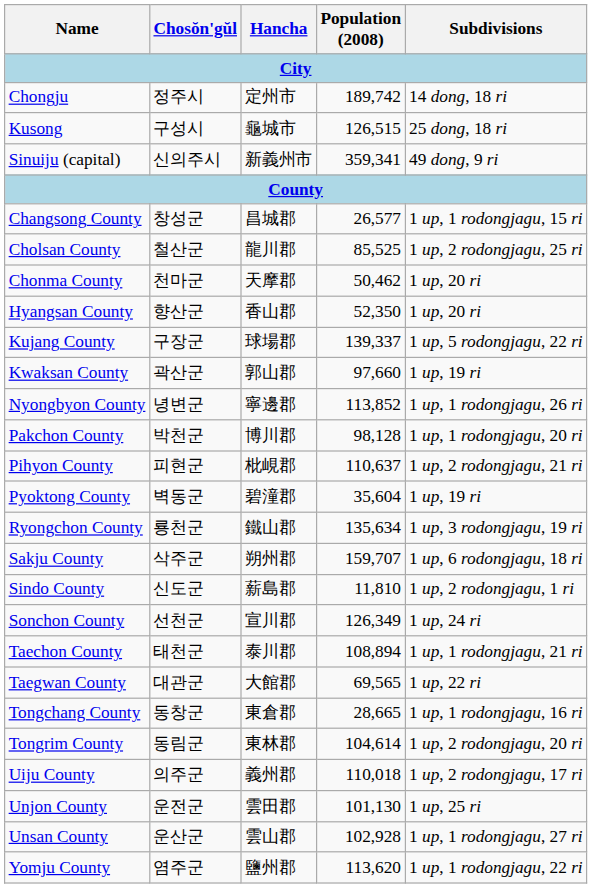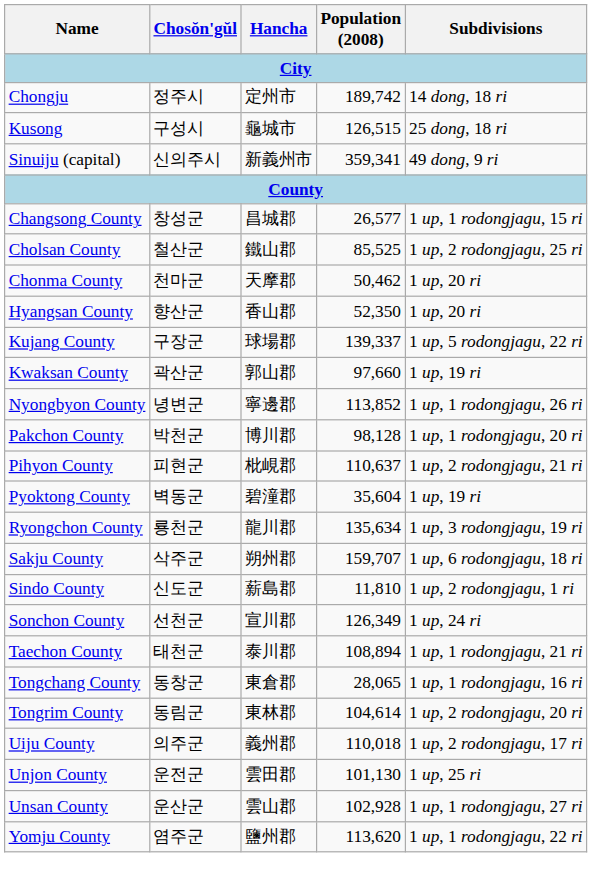(270, 249) 龍川郡 -> (270, 249) 鐵山郡
(270, 527) 鐵山郡 -> (270, 527) 龍川郡
- row: (67, 682)
(377, 713) 28,665 -> (377, 682) 28,065
